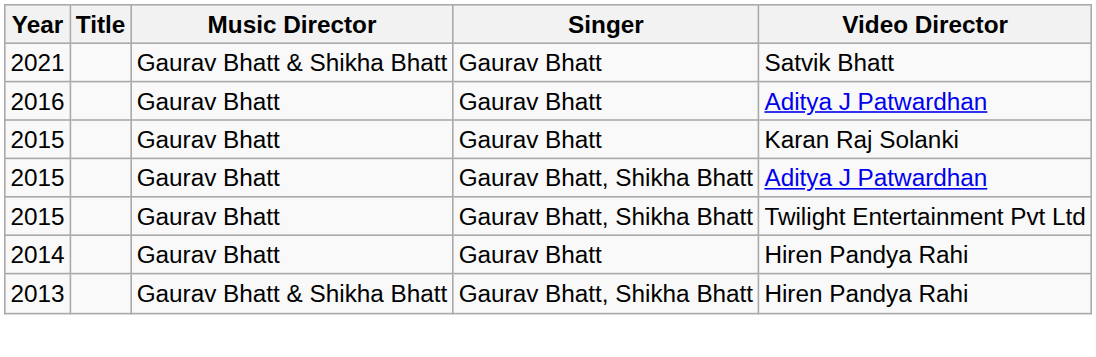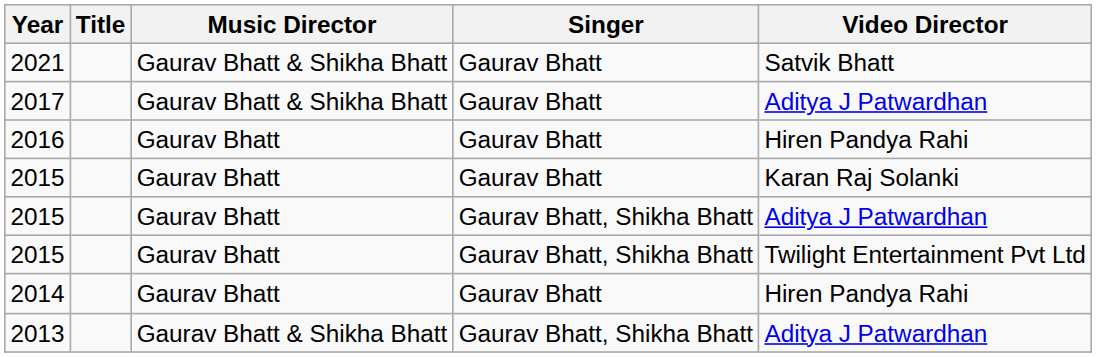+ row: (37, 101)
(876, 101) Aditya J Patwardhan -> (866, 140) Hiren Pandya Rahi
(866, 294) Hiren Pandya Rahi -> (876, 332) Aditya J Patwardhan
